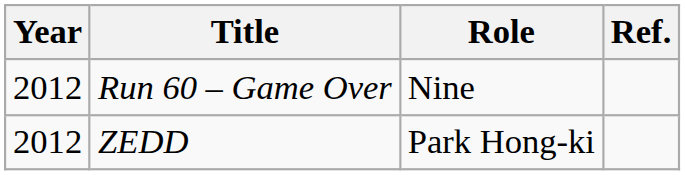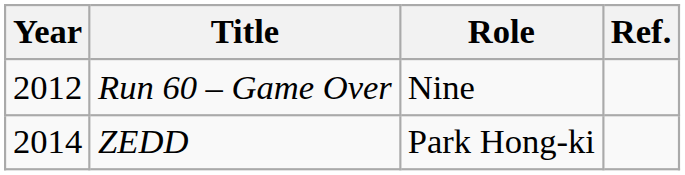(48, 141) 2012 -> (48, 141) 2014
